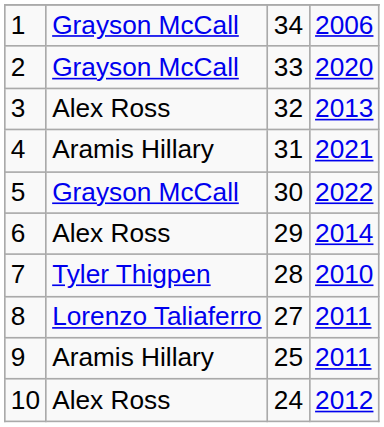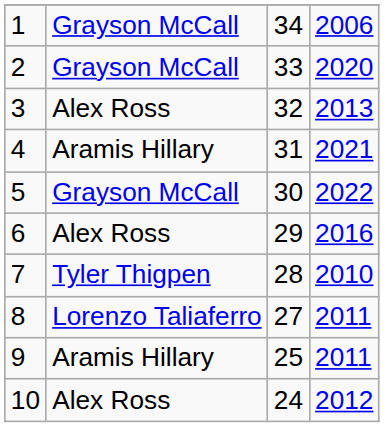(344, 233) 2014 -> (344, 233) 2016
